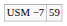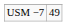(54, 13) 59 -> (54, 13) 49
